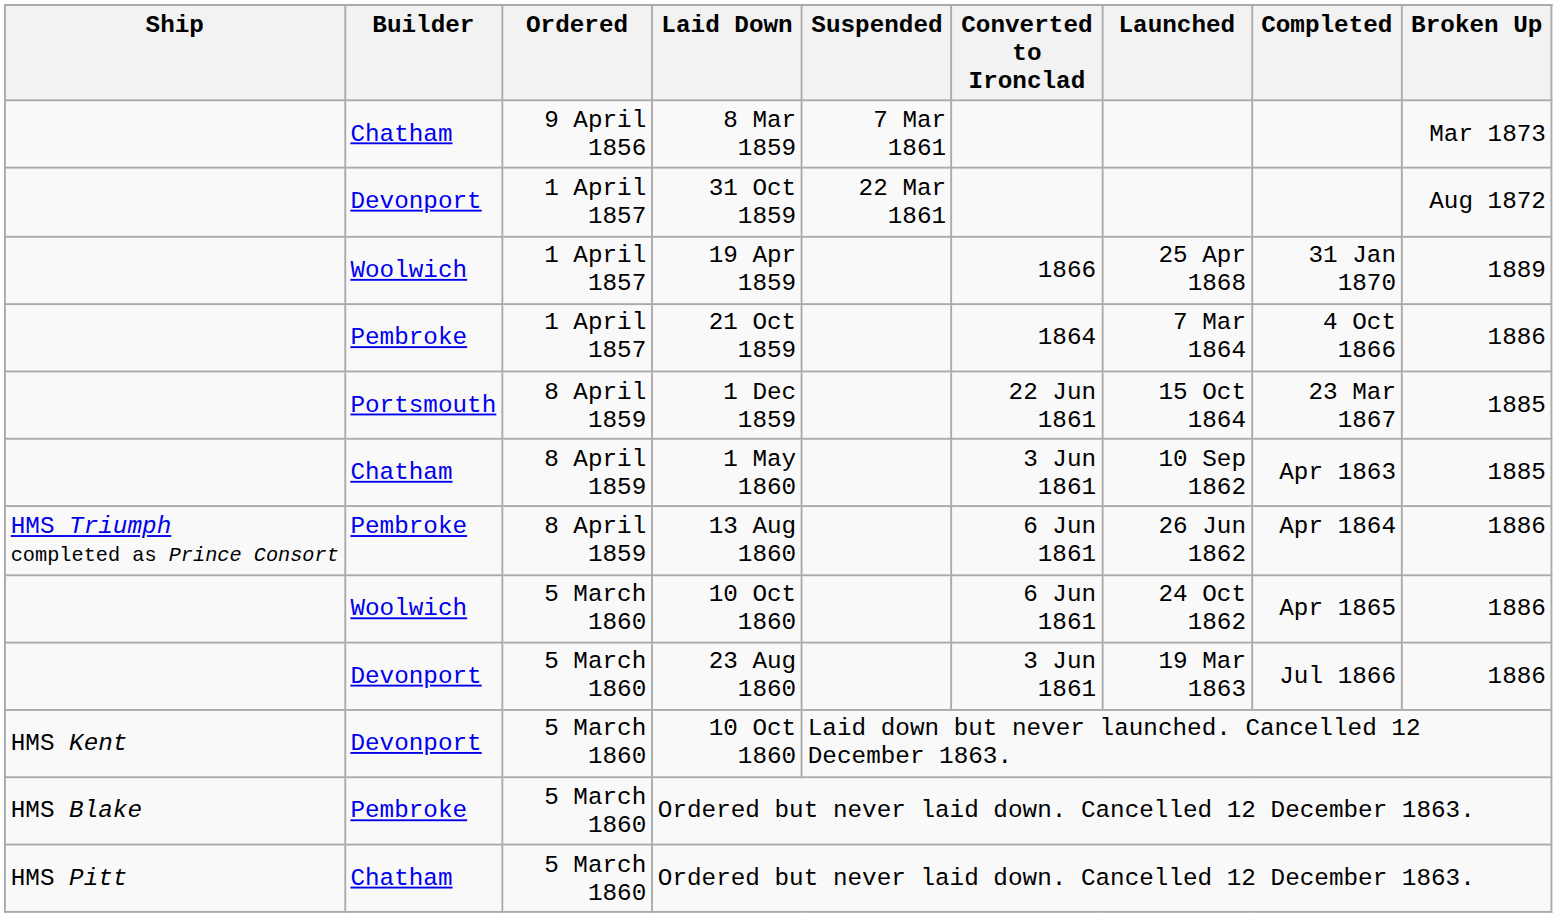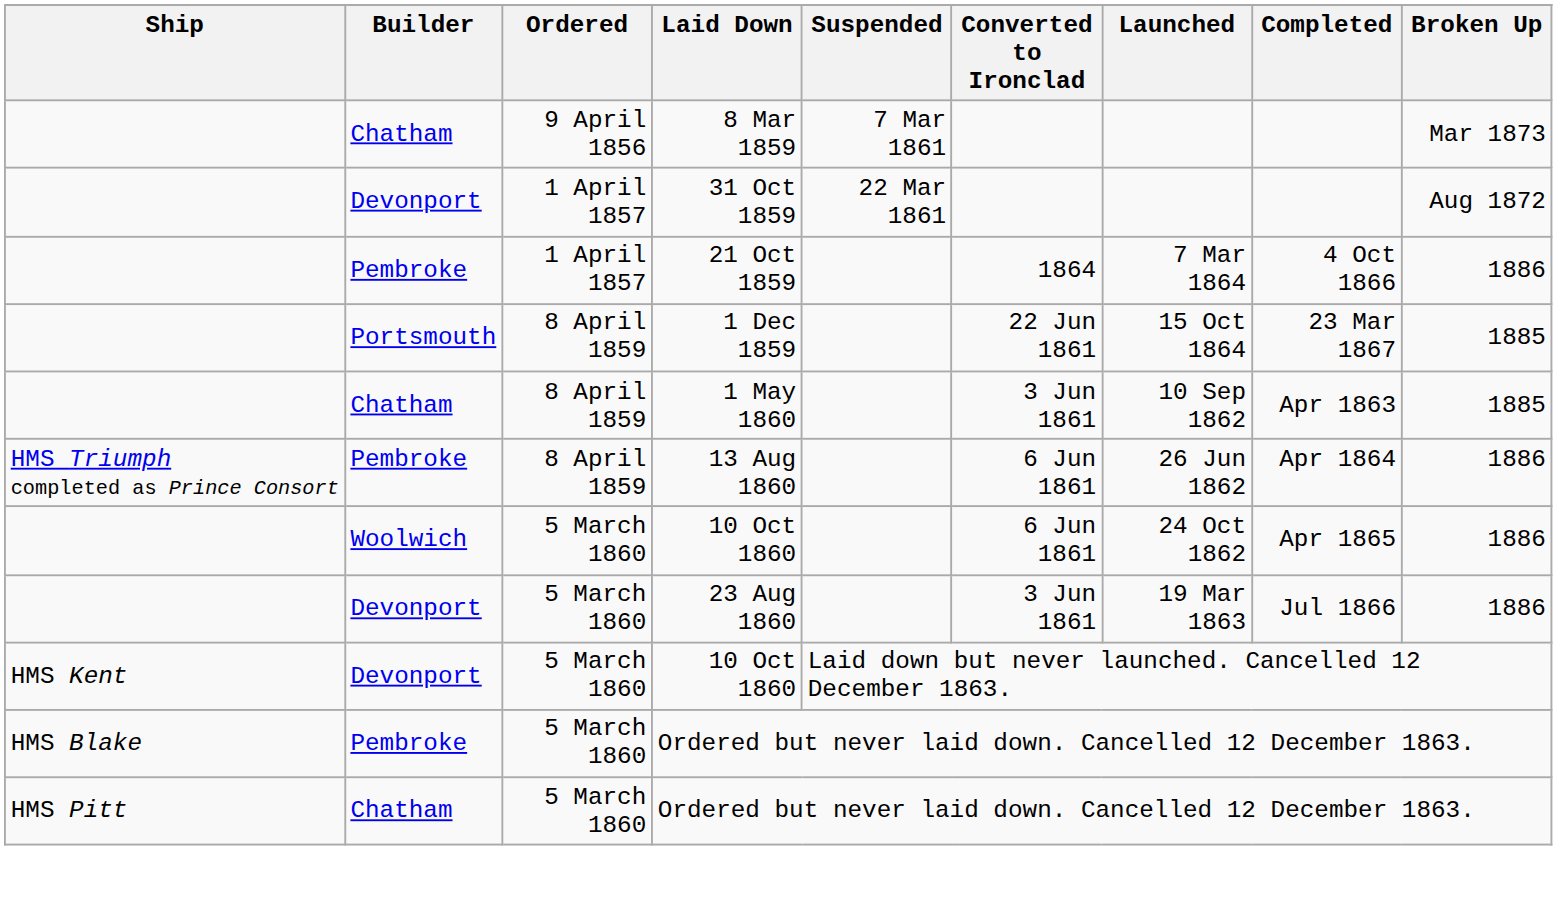- row: (175, 270)
